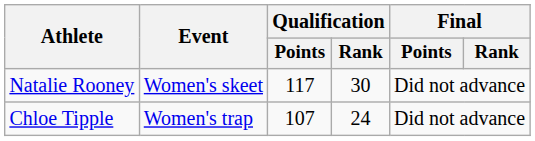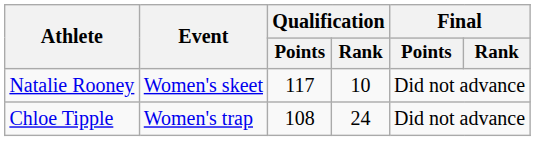(361, 85) 30 -> (361, 85) 10
(300, 118) 107 -> (300, 118) 108
